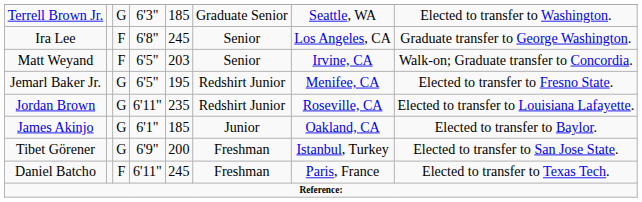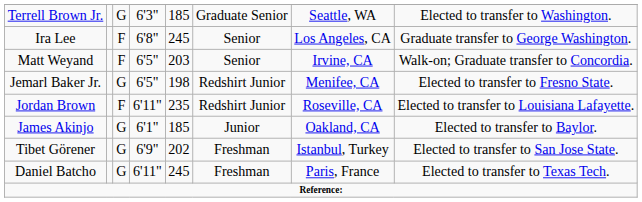(179, 82) 195 -> (179, 82) 198
(121, 104) G -> (121, 104) F
(179, 149) 200 -> (179, 149) 202
(121, 171) F -> (121, 171) G
